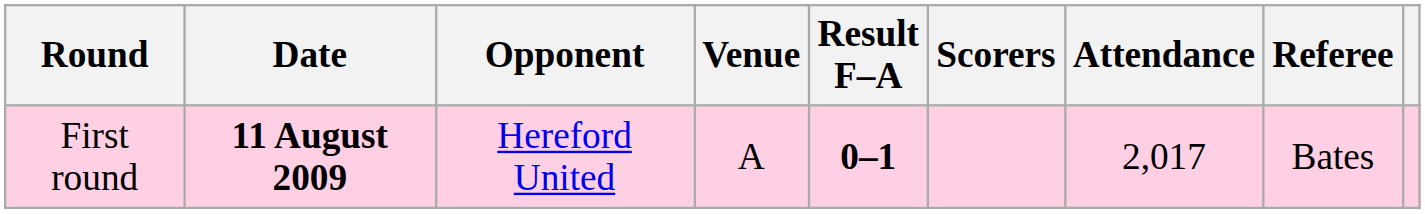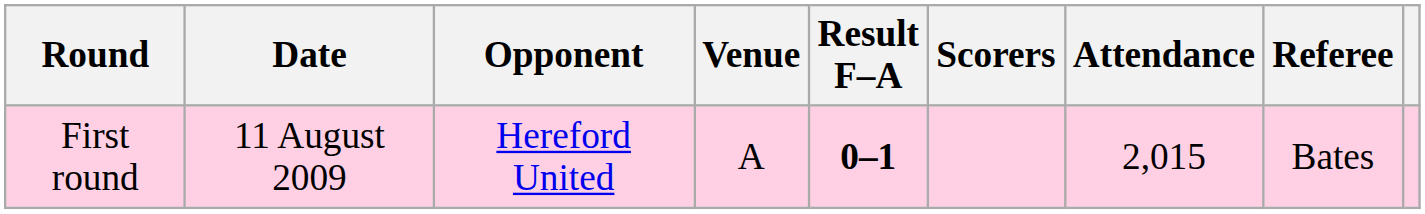(310, 156) bold -> (309, 156) normal
(1164, 156) 2,017 -> (1164, 156) 2,015
